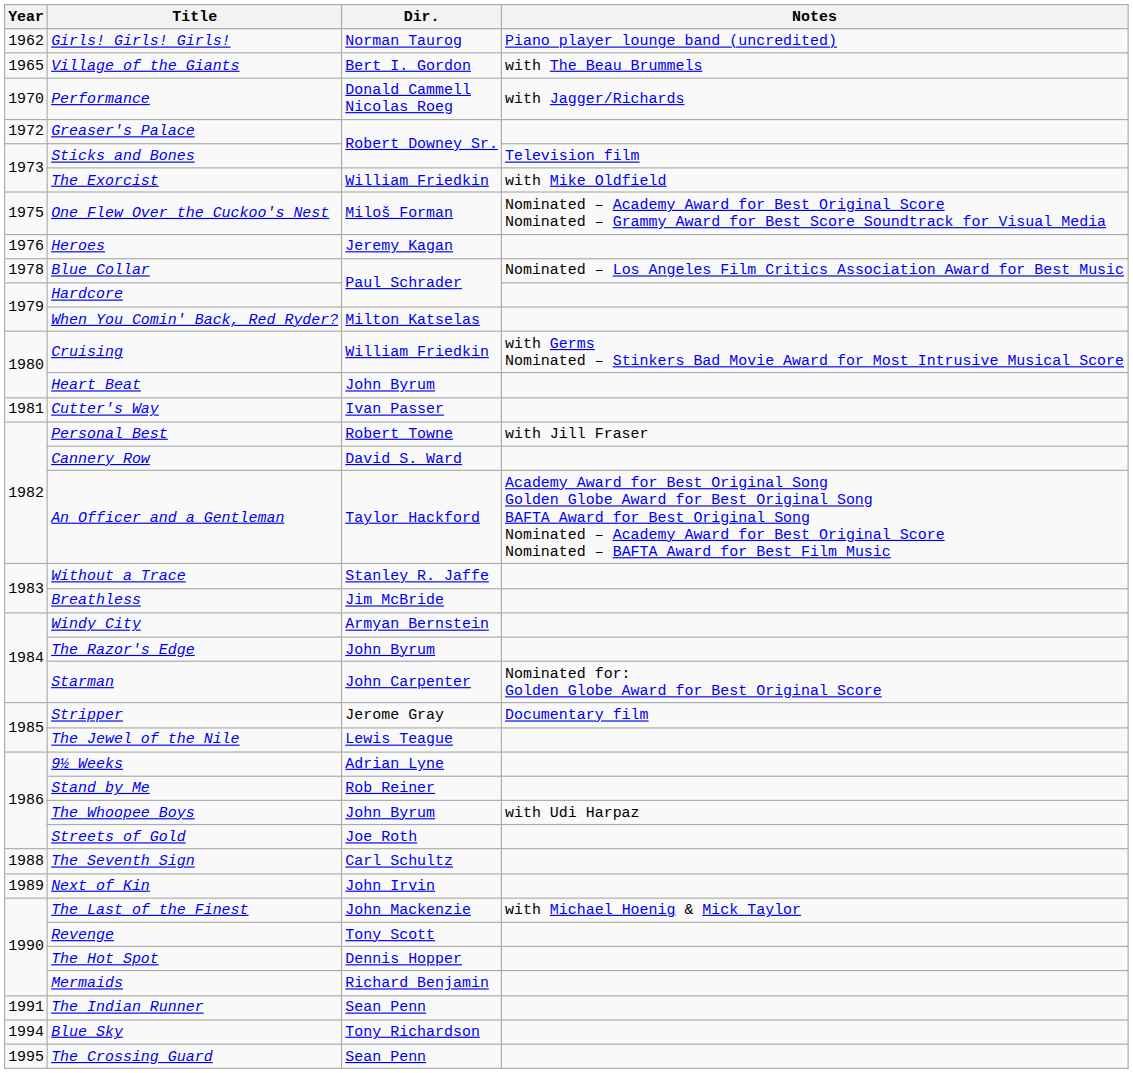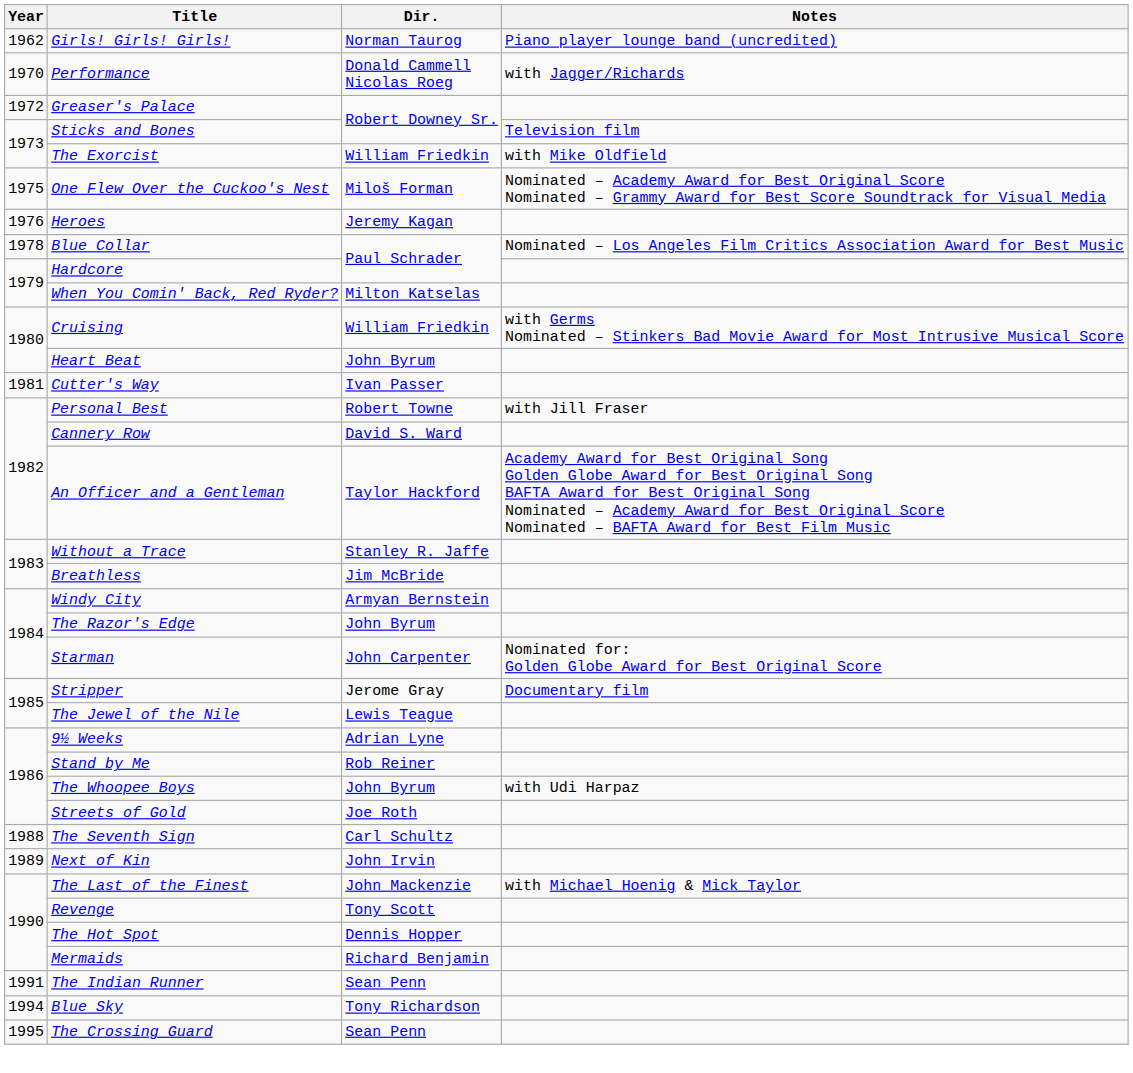- row: (145, 65)
